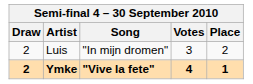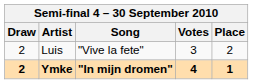(125, 50) "In mijn dromen" -> (111, 50) "Vive la fete"
(118, 69) "Vive la fete" -> (125, 69) "In mijn dromen"
